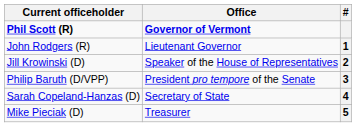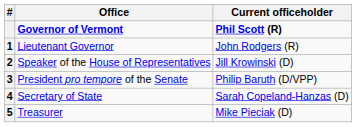columns swapped: (346, 12) <-> (73, 12)
